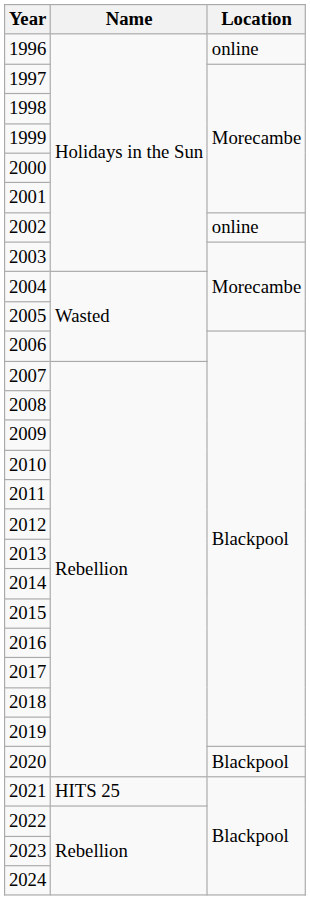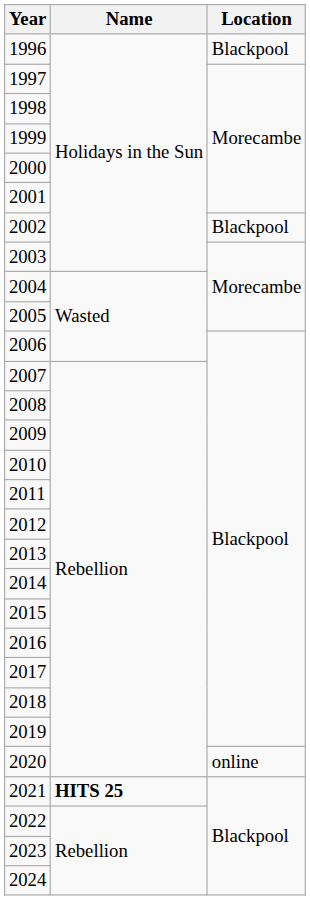(235, 49) online -> (250, 49) Blackpool
(235, 227) online -> (250, 227) Blackpool
(250, 761) Blackpool -> (235, 761) online
(87, 791) normal -> (89, 791) bold
